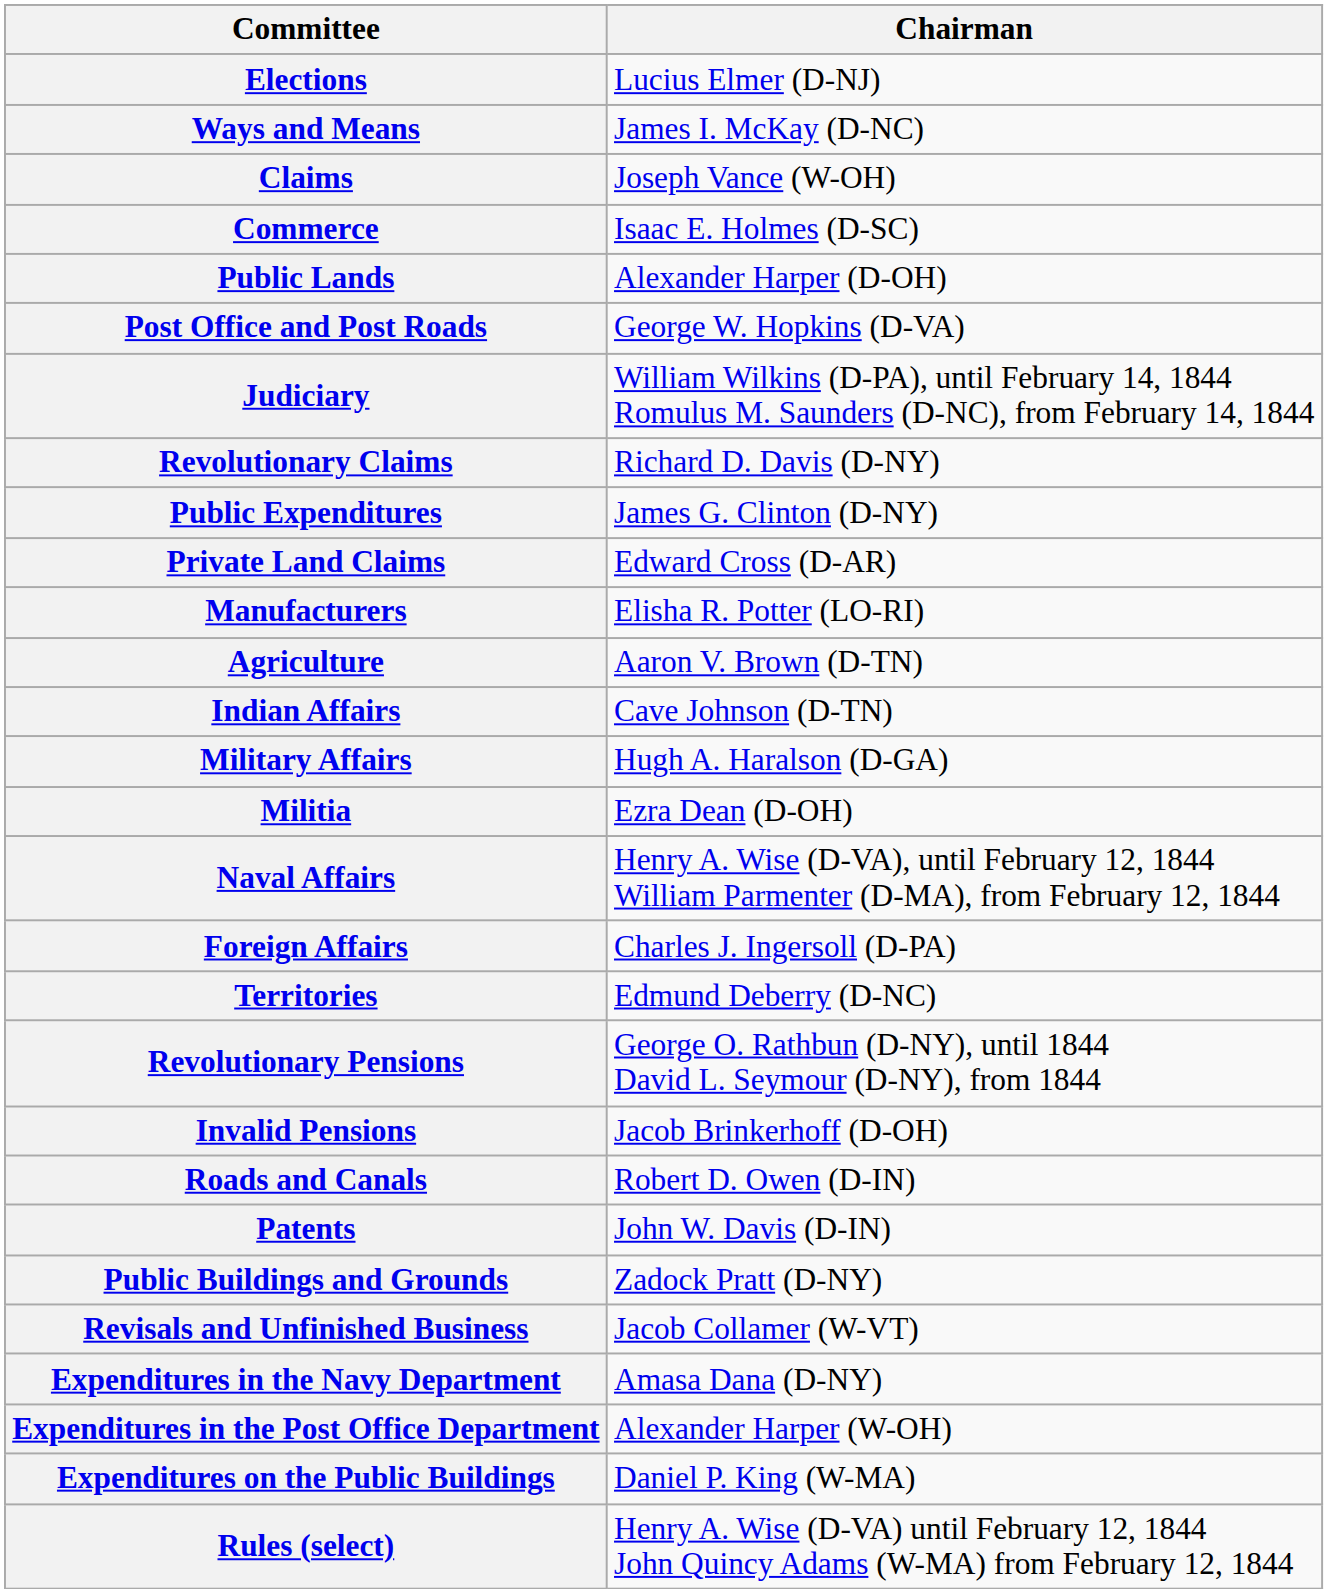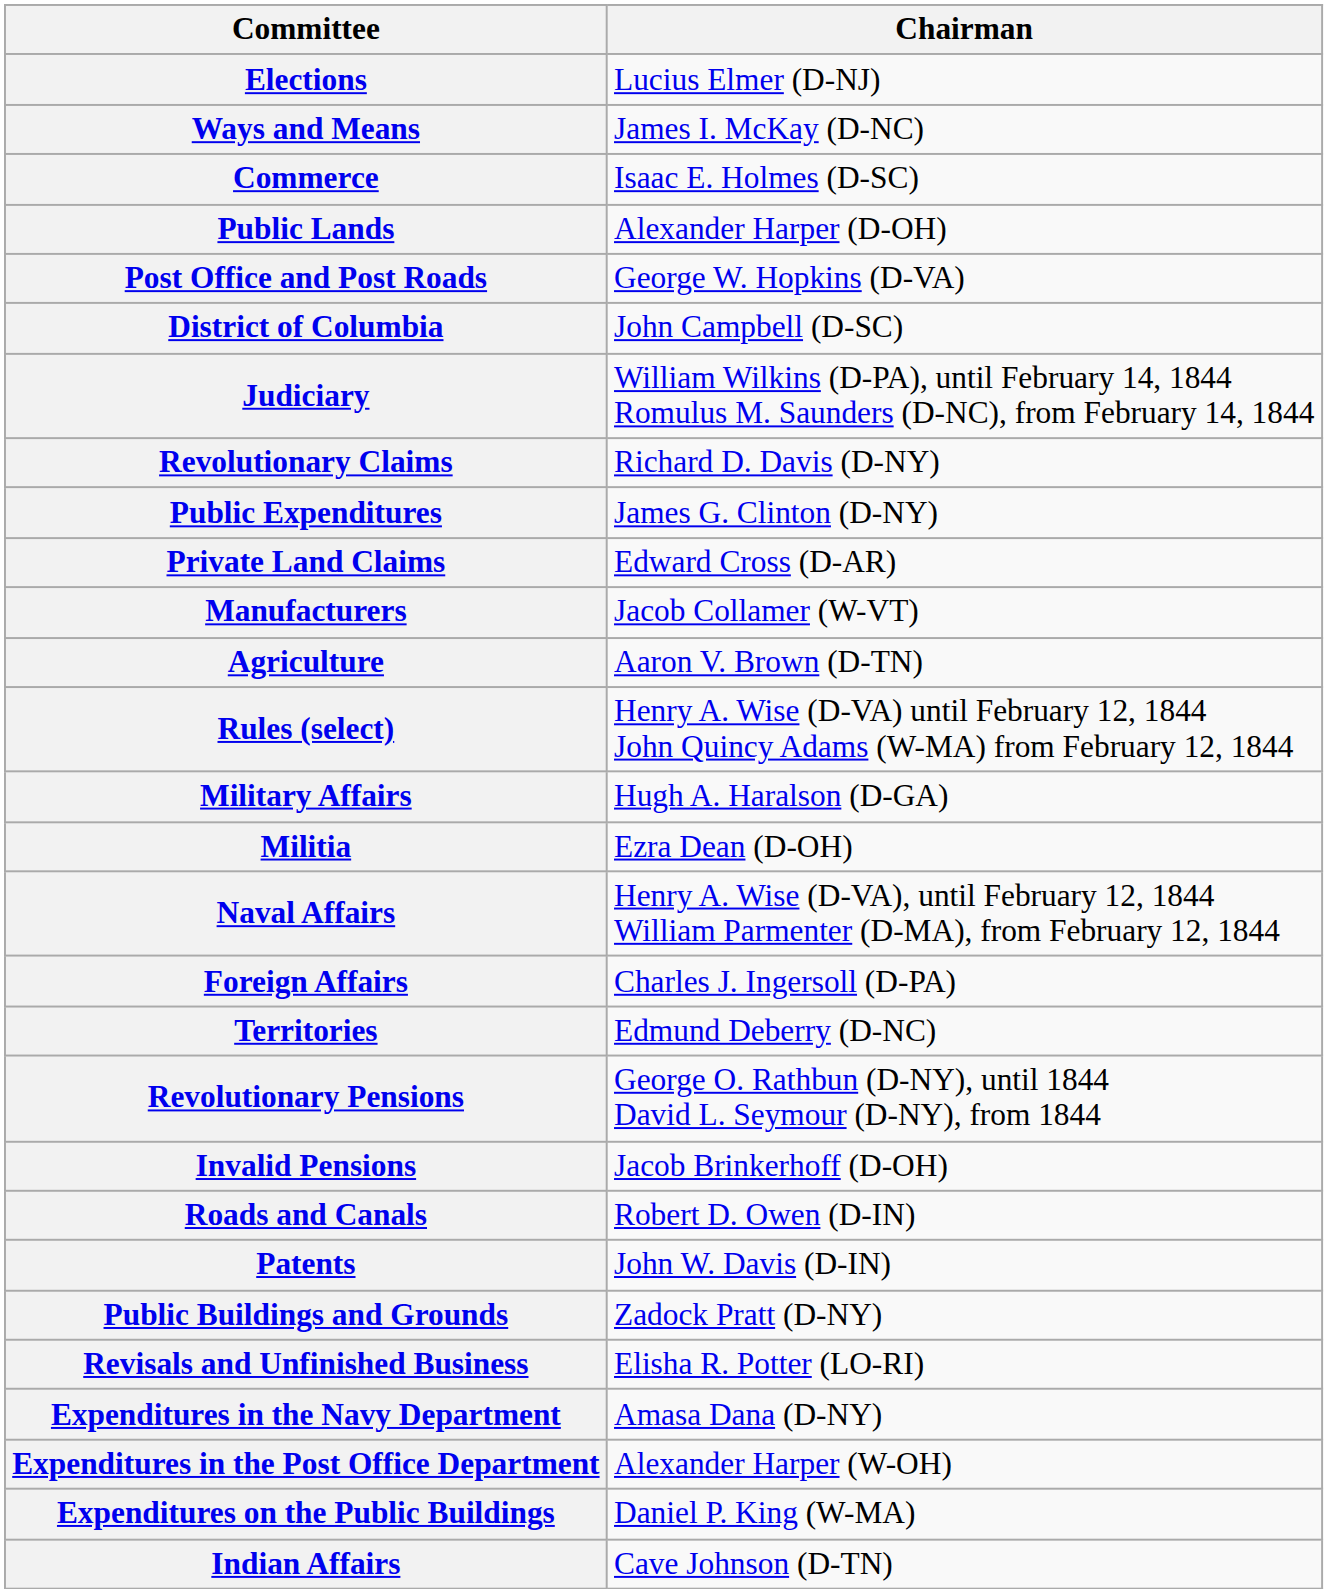- row: (306, 178)
+ row: (306, 327)
(769, 611) Elisha R. Potter (LO-RI) -> (766, 611) Jacob Collamer (W-VT)
rows swapped: (306, 711) <-> (306, 1545)
(766, 1328) Jacob Collamer (W-VT) -> (769, 1364) Elisha R. Potter (LO-RI)
